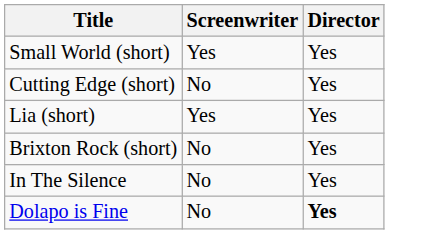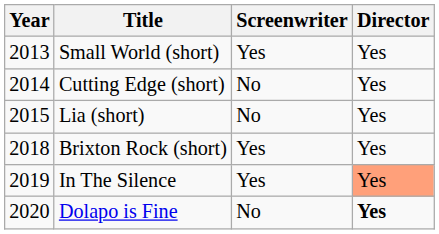+ column: (29, 20)
(201, 116) Yes -> (248, 116) No
(199, 148) No -> (251, 148) Yes
(199, 180) No -> (251, 180) Yes
(322, 180) no background -> (372, 180) lightsalmon background
